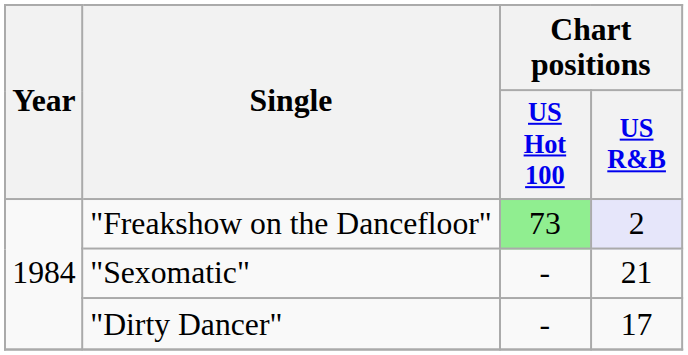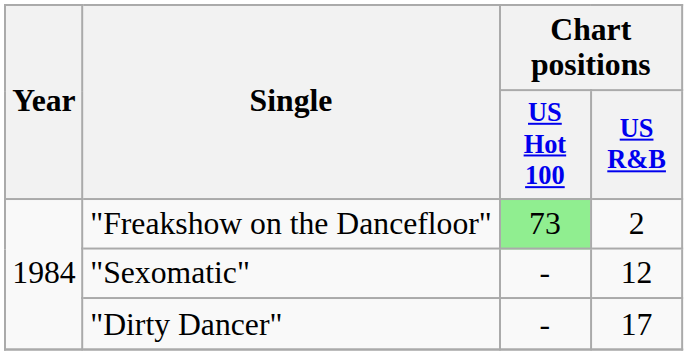(637, 223) lavender background -> (637, 223) no background
(637, 273) 21 -> (637, 273) 12
